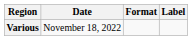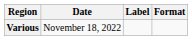columns swapped: (173, 12) <-> (141, 12)
